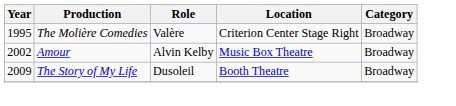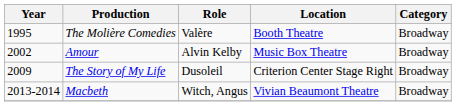(289, 33) Criterion Center Stage Right -> (288, 33) Booth Theatre
(254, 71) Booth Theatre -> (323, 71) Criterion Center Stage Right
+ row: (87, 91)
